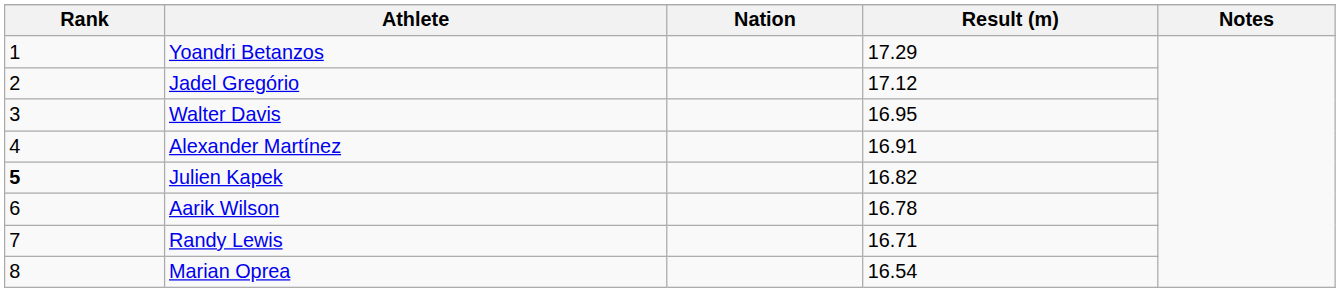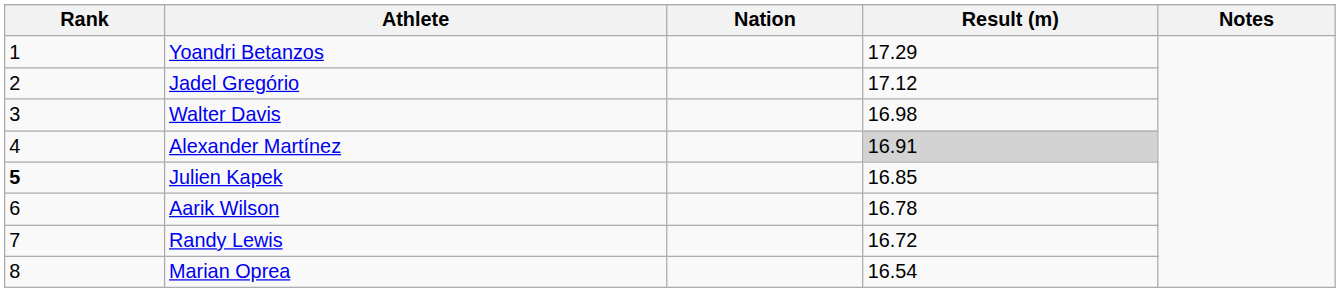(893, 114) 16.95 -> (893, 114) 16.98
(893, 146) no background -> (893, 146) lightgrey background
(893, 177) 16.82 -> (893, 177) 16.85
(893, 240) 16.71 -> (893, 240) 16.72
